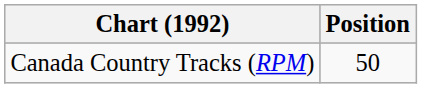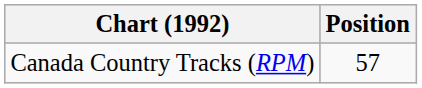(368, 62) 50 -> (368, 62) 57
